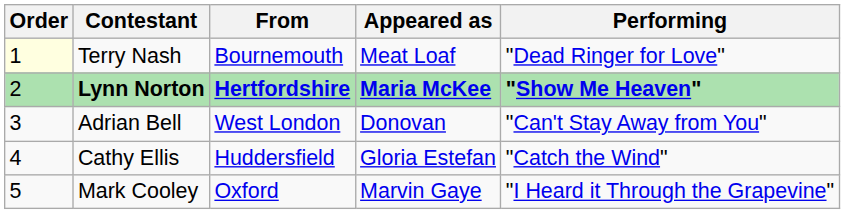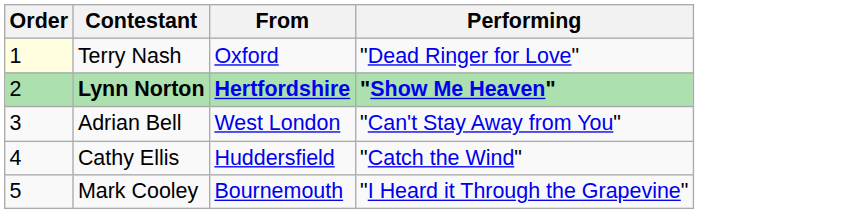- column: (428, 21)
(279, 55) Bournemouth -> (247, 55) Oxford
(247, 191) Oxford -> (279, 191) Bournemouth
